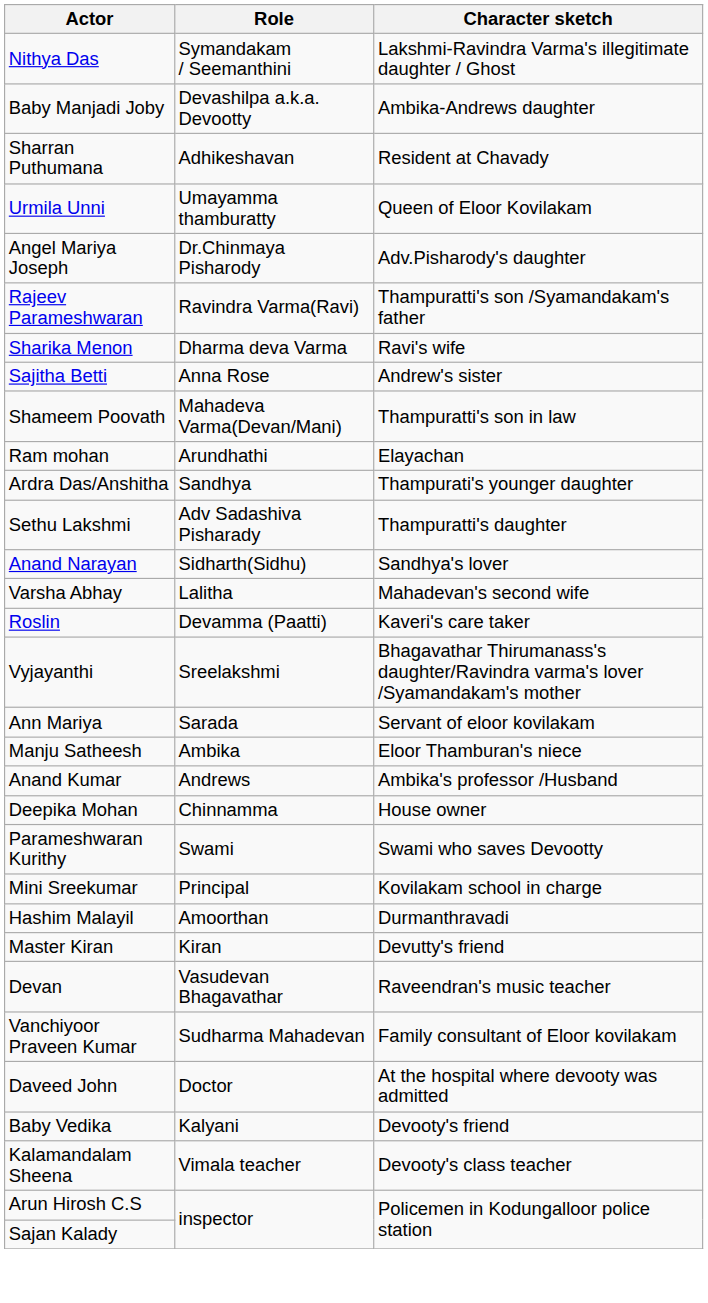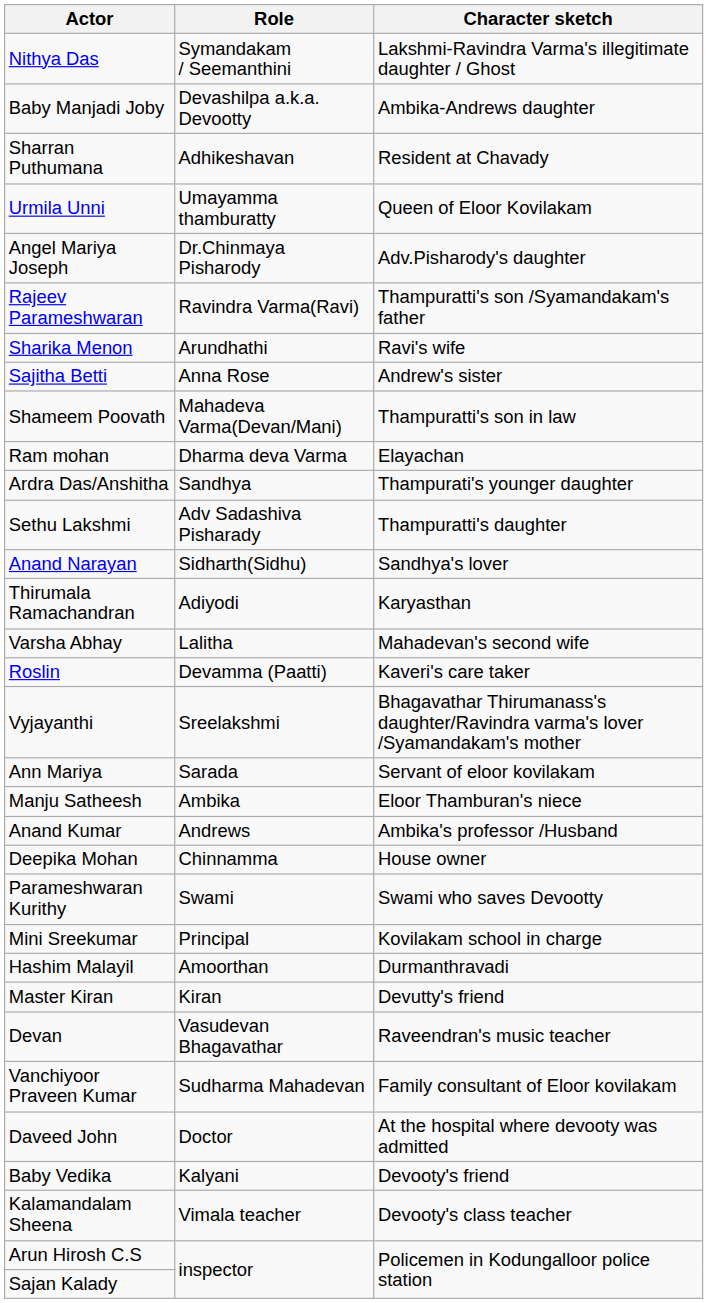(263, 347) Dharma deva Varma -> (223, 347) Arundhathi
(223, 455) Arundhathi -> (263, 455) Dharma deva Varma
+ row: (72, 603)
